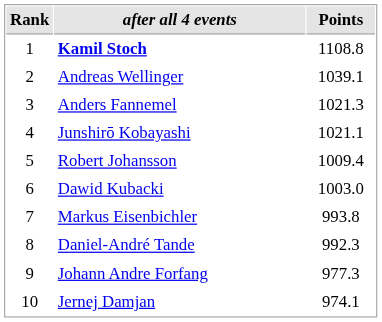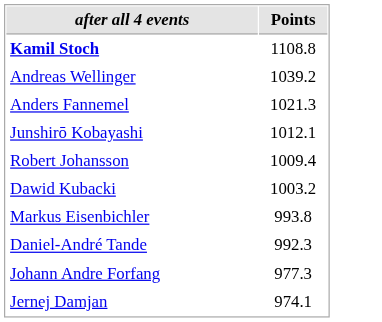- column: (30, 19)
(341, 77) 1039.1 -> (293, 77) 1039.2
(341, 133) 1021.1 -> (293, 133) 1012.1
(341, 189) 1003.0 -> (293, 189) 1003.2
